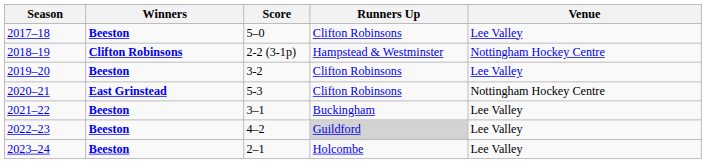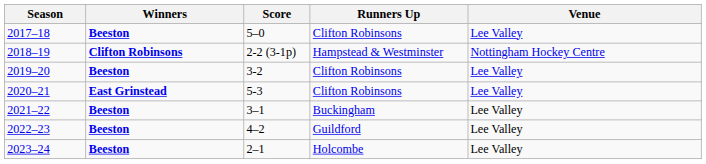(538, 91) Nottingham Hockey Centre -> (496, 91) Lee Valley
(337, 129) lightgrey background -> (337, 129) no background
